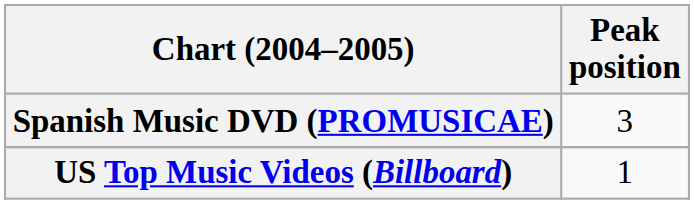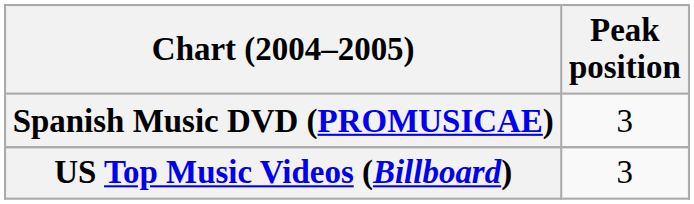(625, 172) 1 -> (625, 172) 3
